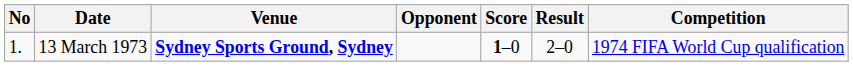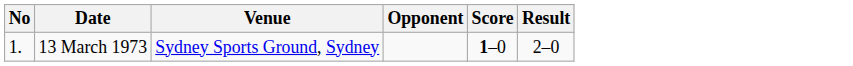- column: (718, 18)
(274, 46) bold -> (267, 46) normal
